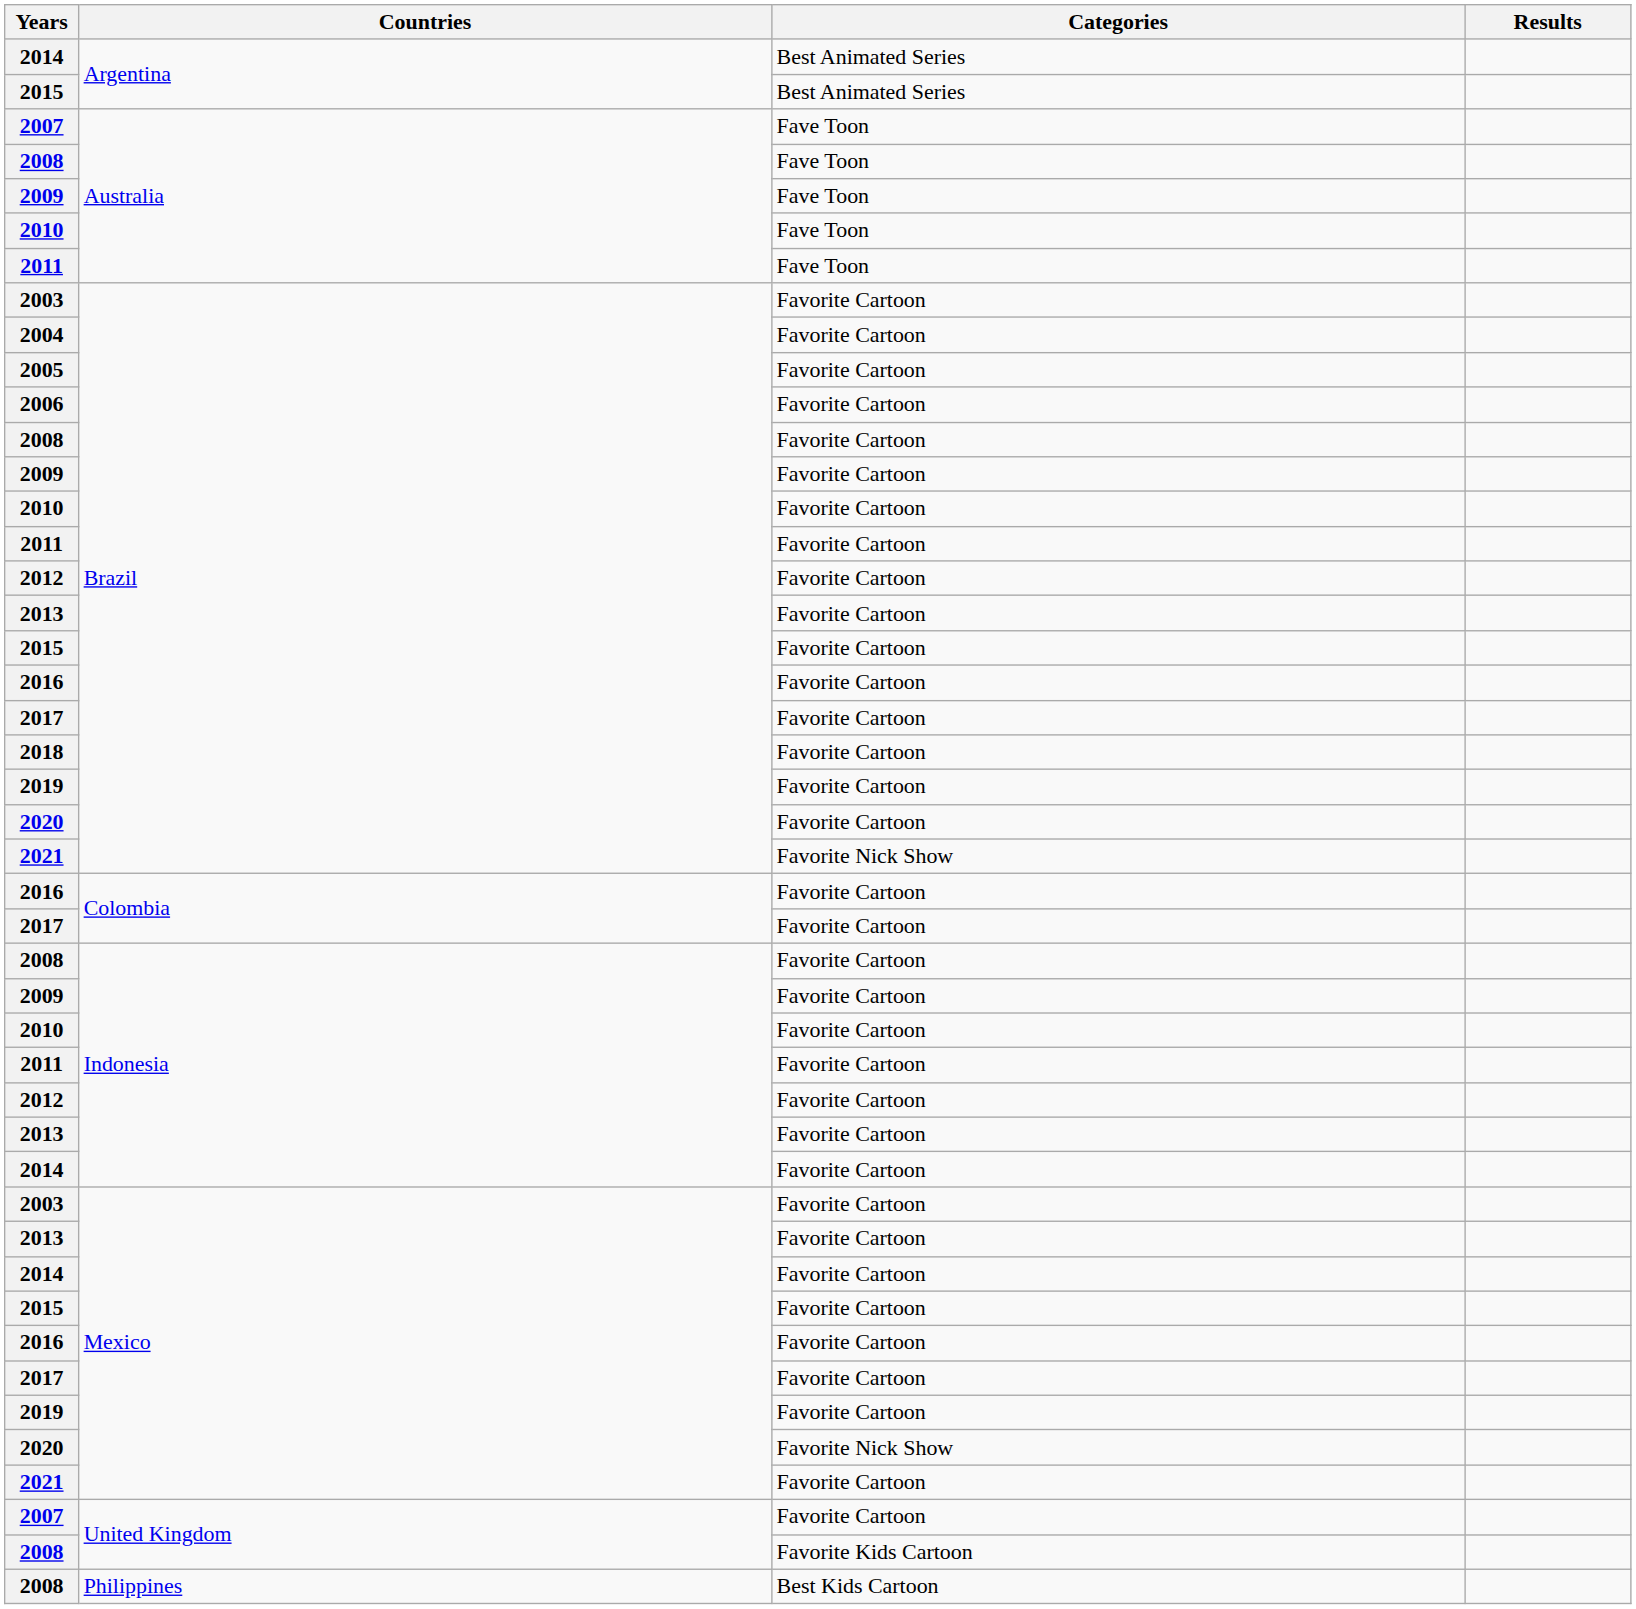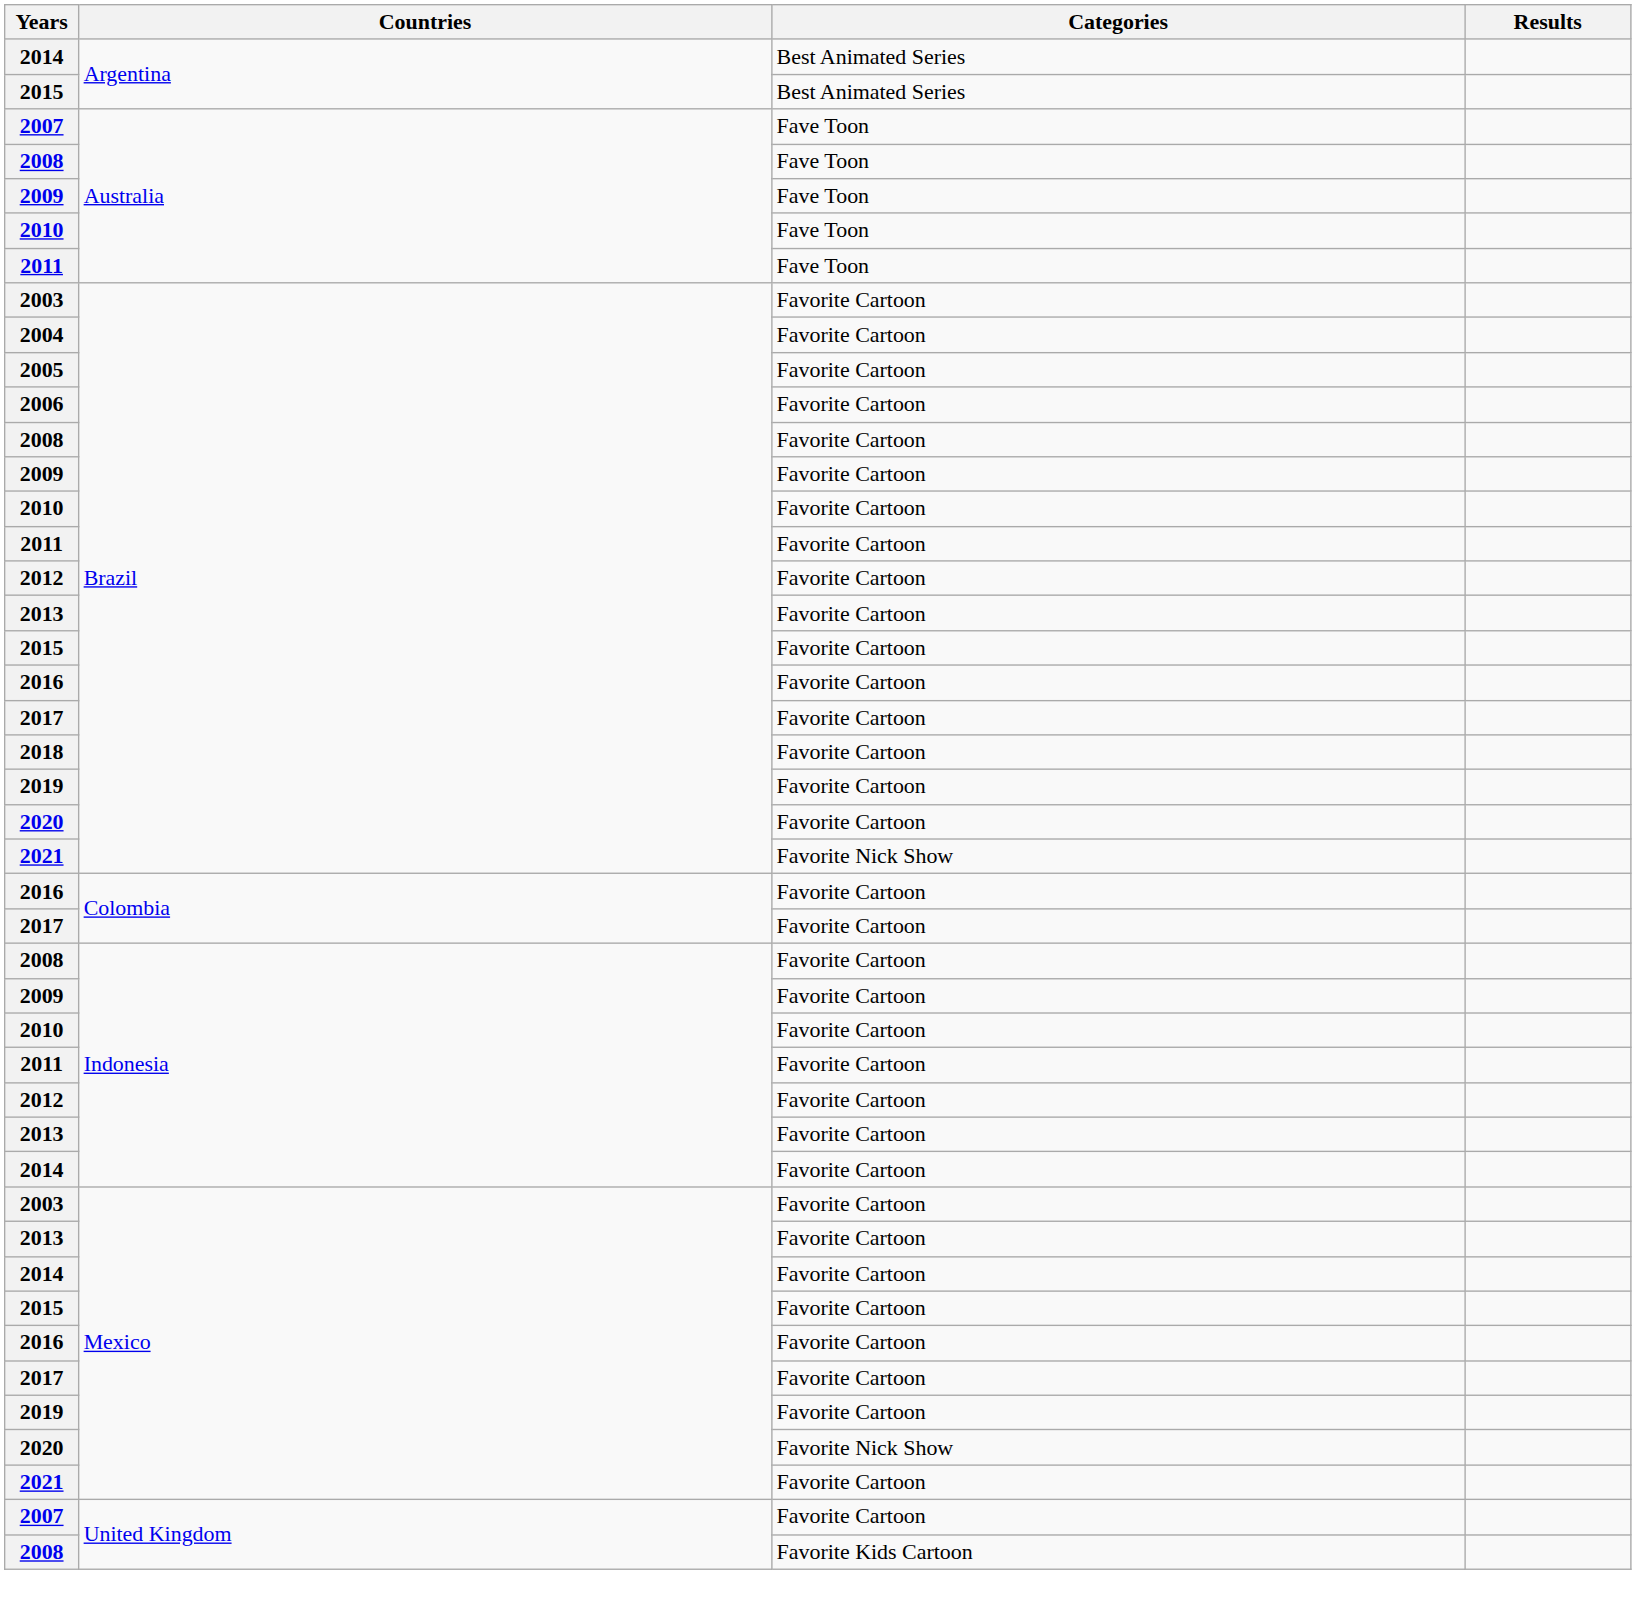- row: (42, 1586)
